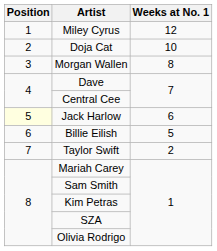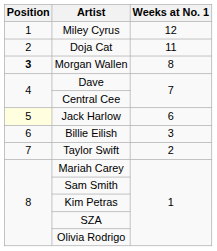(171, 47) 10 -> (171, 47) 11
(28, 64) normal -> (28, 64) bold
(171, 133) 5 -> (171, 133) 3
